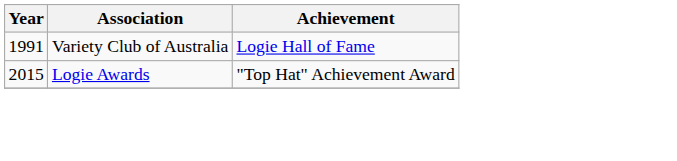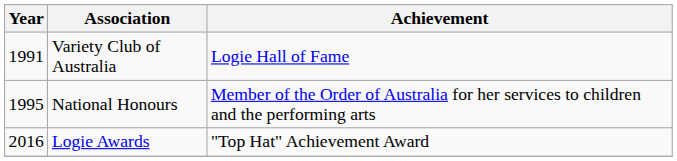+ row: (115, 103)
(26, 74) 2015 -> (26, 141) 2016
